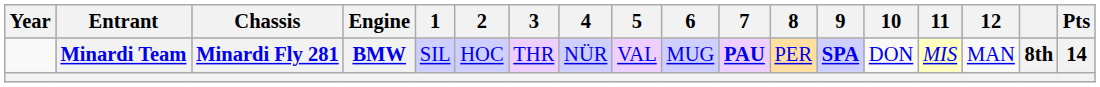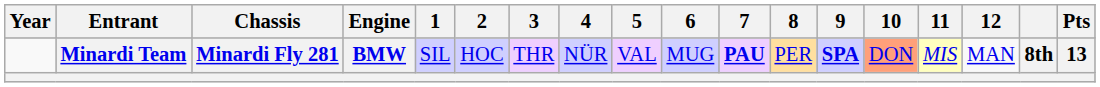(891, 54) no background -> (891, 54) lightsalmon background
(1077, 54) 14 -> (1077, 54) 13
